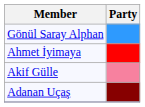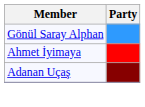- row: (33, 73)
